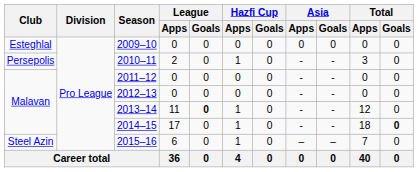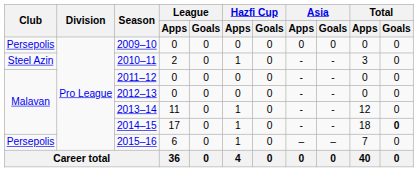(31, 45) Esteghlal -> (31, 45) Persepolis
(31, 61) Persepolis -> (31, 61) Steel Azin
(206, 110) bold -> (206, 110) normal
(31, 142) Steel Azin -> (31, 142) Persepolis
